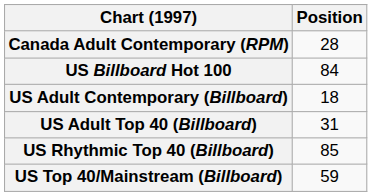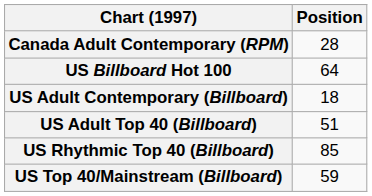(330, 71) 84 -> (330, 71) 64
(330, 124) 31 -> (330, 124) 51
